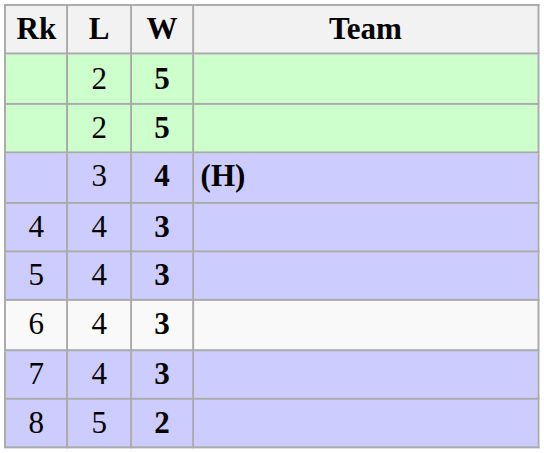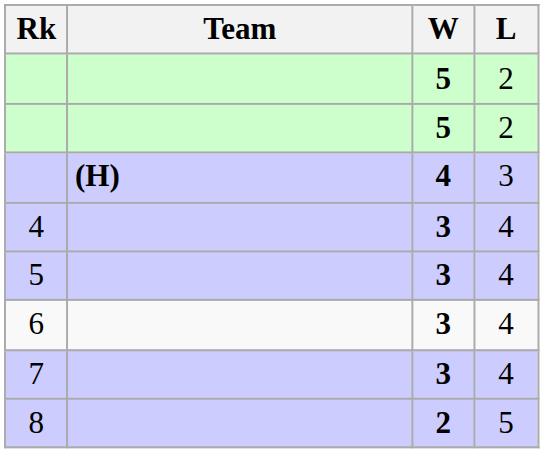columns swapped: (365, 29) <-> (99, 29)
